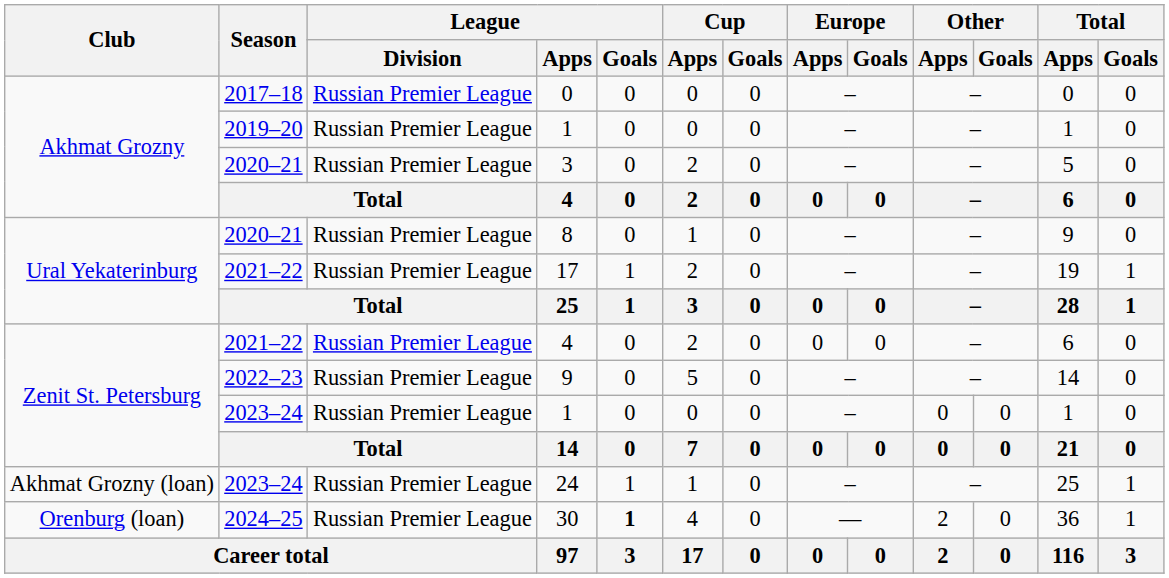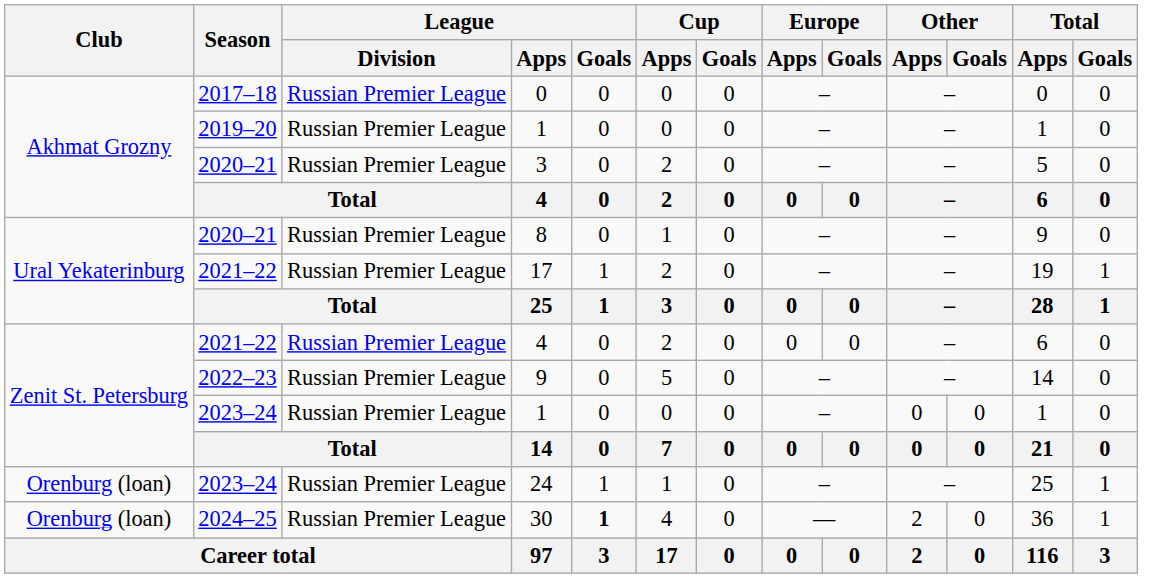(112, 484) Akhmat Grozny (loan) -> (99, 484) Orenburg (loan)
